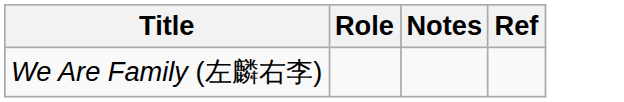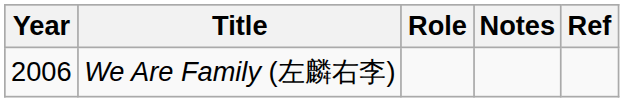+ column: (41, 26)
